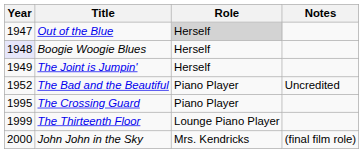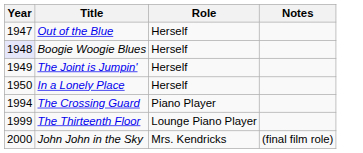(192, 31) lightgrey background -> (169, 31) no background
+ row: (81, 85)
- row: (103, 85)
(20, 103) 1995 -> (20, 103) 1994
